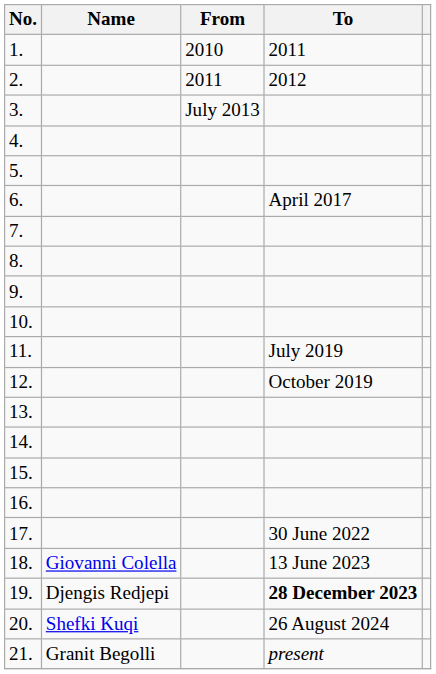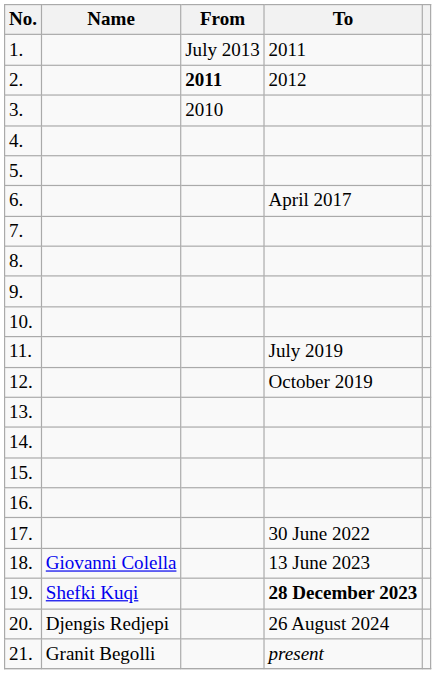(204, 49) 2010 -> (222, 49) July 2013
(204, 79) normal -> (204, 79) bold
(222, 110) July 2013 -> (204, 110) 2010
(107, 593) Djengis Redjepi -> (92, 593) Shefki Kuqi
(92, 623) Shefki Kuqi -> (107, 623) Djengis Redjepi
